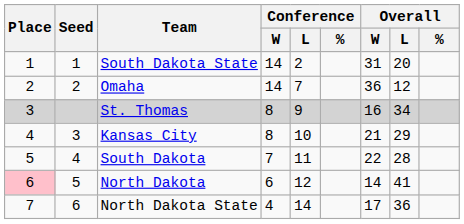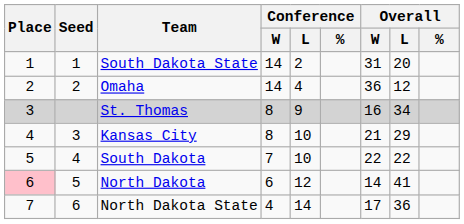(298, 88) 7 -> (298, 88) 4
(303, 159) 11 -> (303, 159) 10
(402, 159) 28 -> (402, 159) 22
